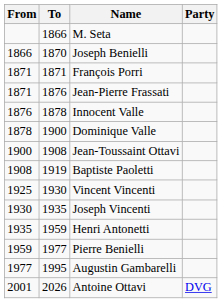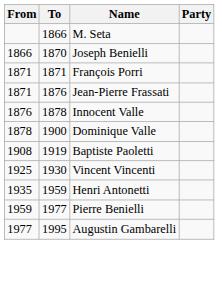- row: (126, 151)
- row: (111, 209)
- row: (109, 287)
